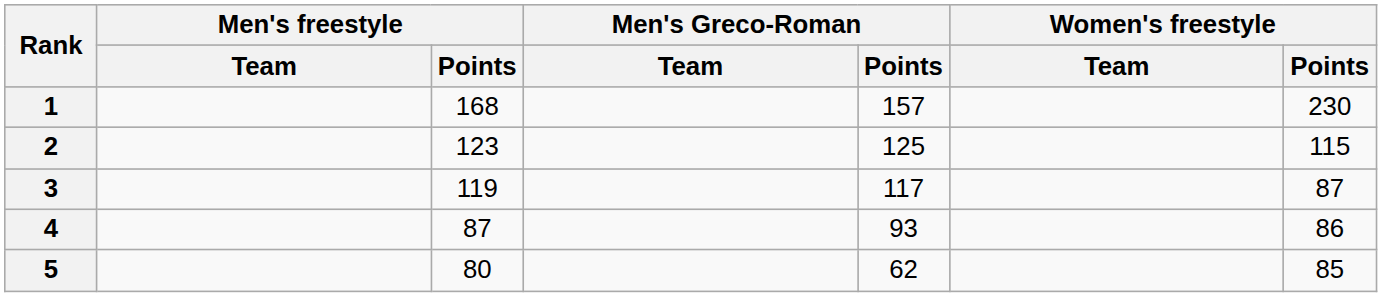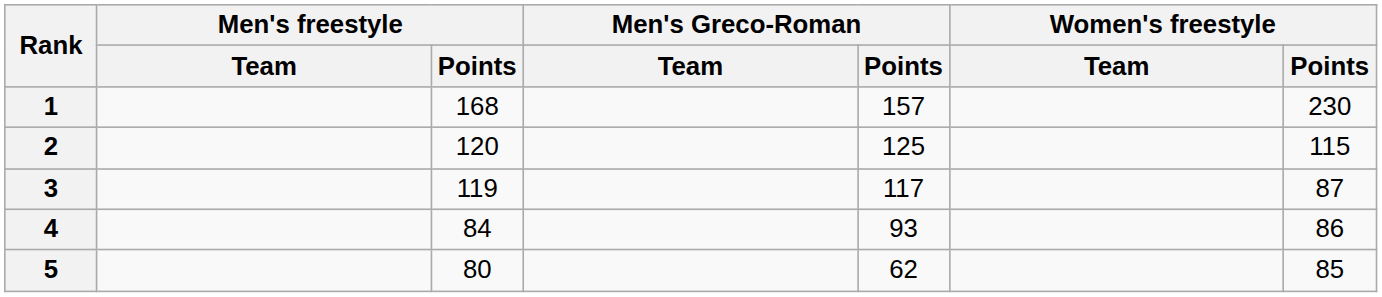(477, 147) 123 -> (477, 147) 120
(477, 229) 87 -> (477, 229) 84
